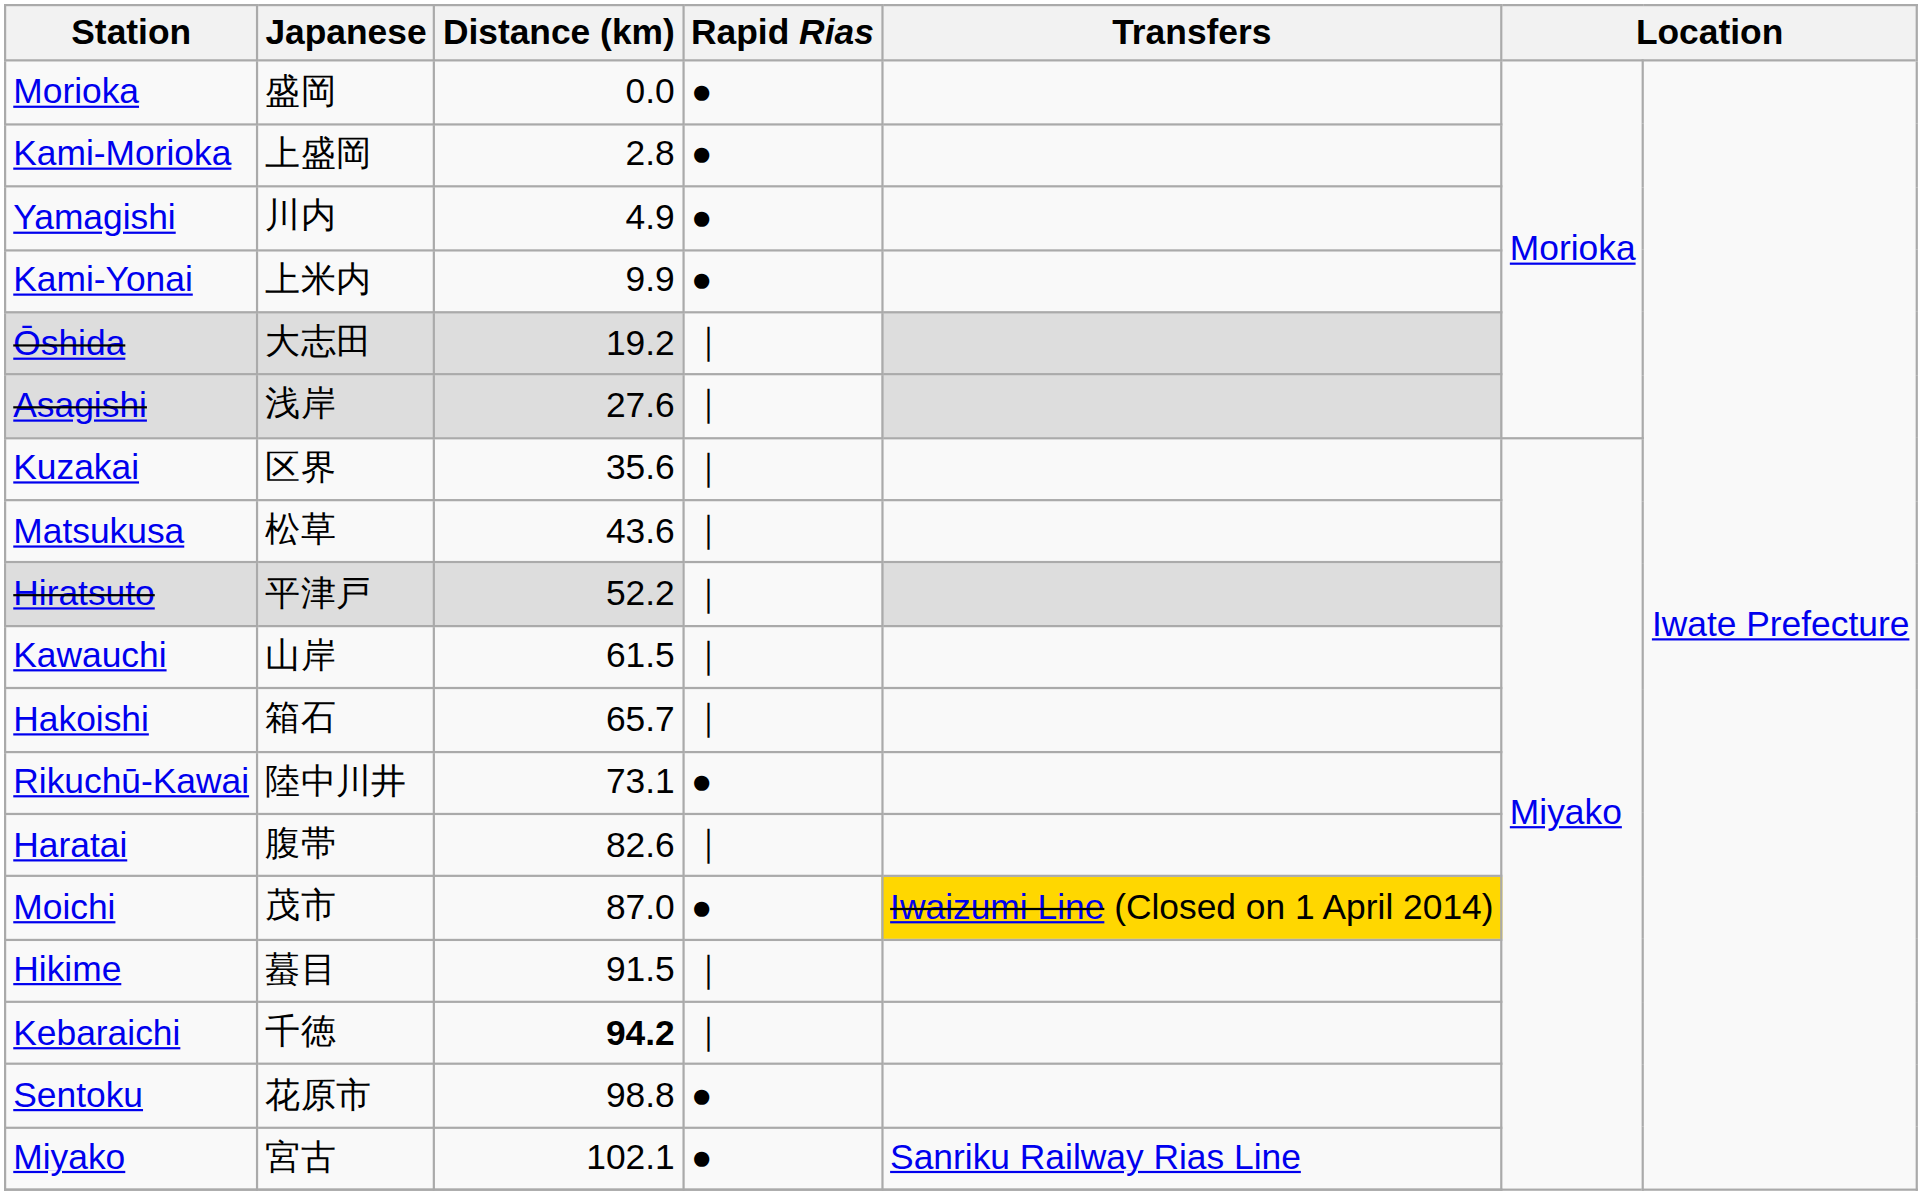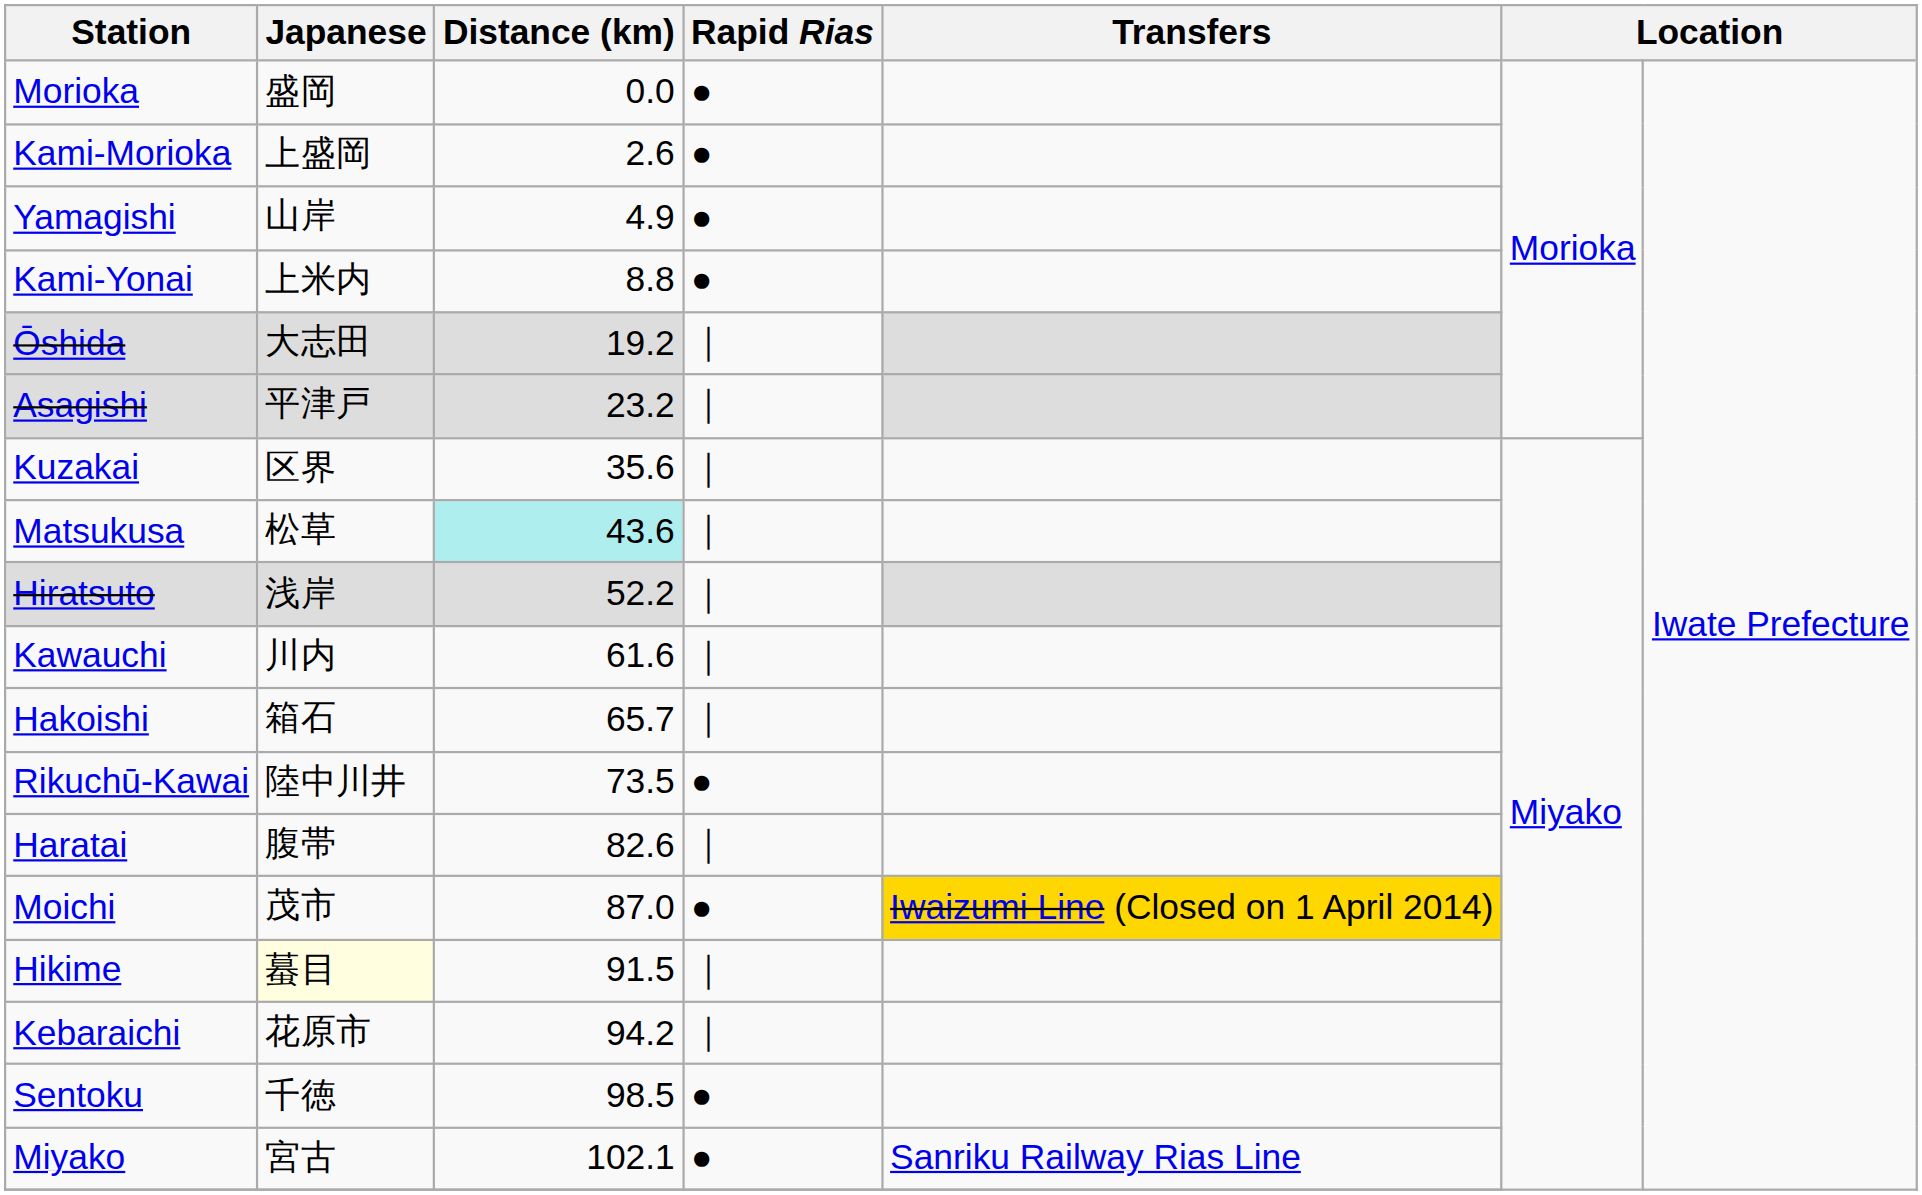(650, 154) 2.8 -> (650, 154) 2.6
(301, 216) 川内 -> (301, 216) 山岸
(650, 280) 9.9 -> (650, 280) 8.8
(301, 404) 浅岸 -> (318, 404) 平津戸
(640, 405) 27.6 -> (640, 405) 23.2
(640, 530) no background -> (640, 530) paleturquoise background
(318, 592) 平津戸 -> (301, 592) 浅岸
(301, 655) 山岸 -> (301, 655) 川内
(640, 656) 61.5 -> (640, 656) 61.6
(640, 781) 73.1 -> (640, 781) 73.5
(301, 968) no background -> (301, 968) lightyellow background
(301, 1031) 千徳 -> (318, 1031) 花原市
(640, 1032) bold -> (640, 1032) normal
(318, 1094) 花原市 -> (301, 1094) 千徳
(640, 1095) 98.8 -> (640, 1095) 98.5
